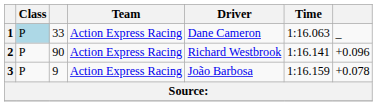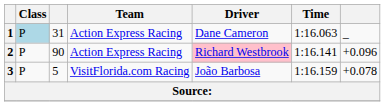(58, 33) 33 -> (58, 33) 31
(235, 52) no background -> (242, 52) pink background
(55, 71) 9 -> (55, 71) 5
(126, 71) Action Express Racing -> (130, 71) VisitFlorida.com Racing
